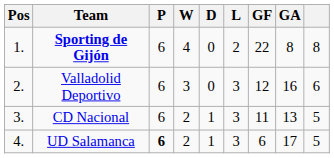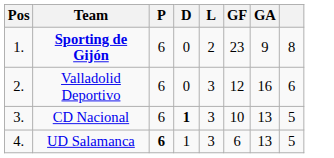- column: (186, 16)
(262, 47) 22 -> (237, 47) 23
(290, 47) 8 -> (265, 47) 9
(211, 118) normal -> (186, 118) bold
(262, 118) 11 -> (237, 118) 10
(290, 141) 17 -> (265, 141) 13
